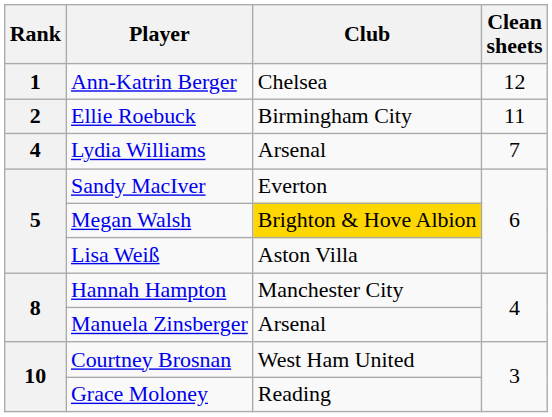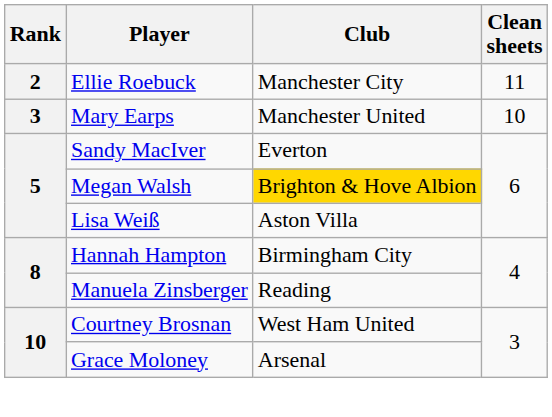- row: (154, 81)
(335, 116) Birmingham City -> (331, 81) Manchester City
+ row: (122, 116)
- row: (138, 150)
(331, 289) Manchester City -> (335, 255) Birmingham City
(292, 324) Arsenal -> (294, 289) Reading
(294, 394) Reading -> (292, 359) Arsenal
